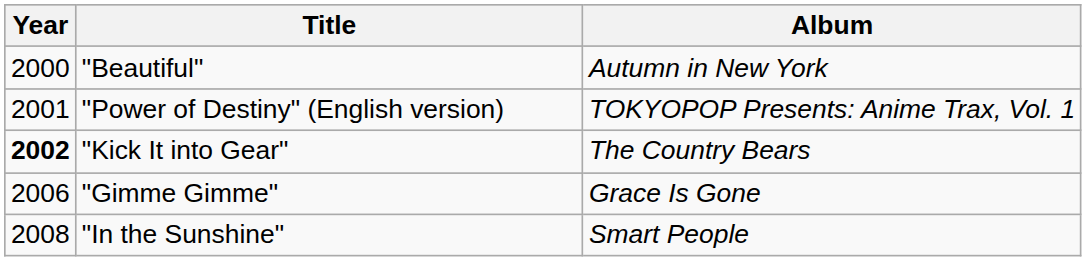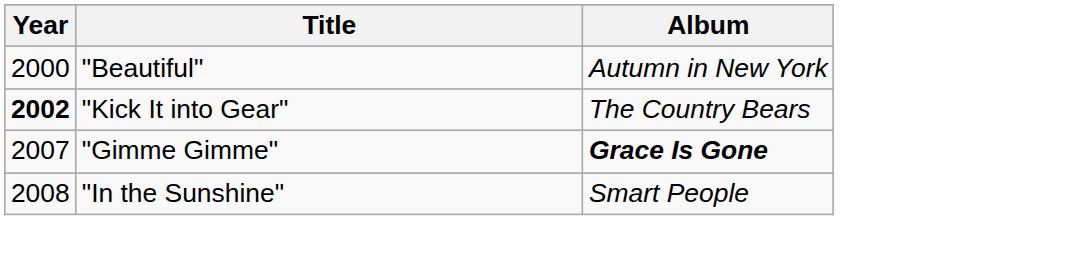- row: (293, 109)
(40, 192) 2006 -> (40, 151) 2007
(675, 192) normal -> (678, 151) bold
